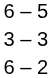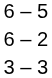rows swapped: (26, 39) <-> (26, 67)
